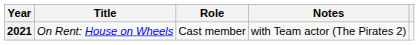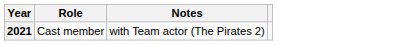- column: (105, 13)
